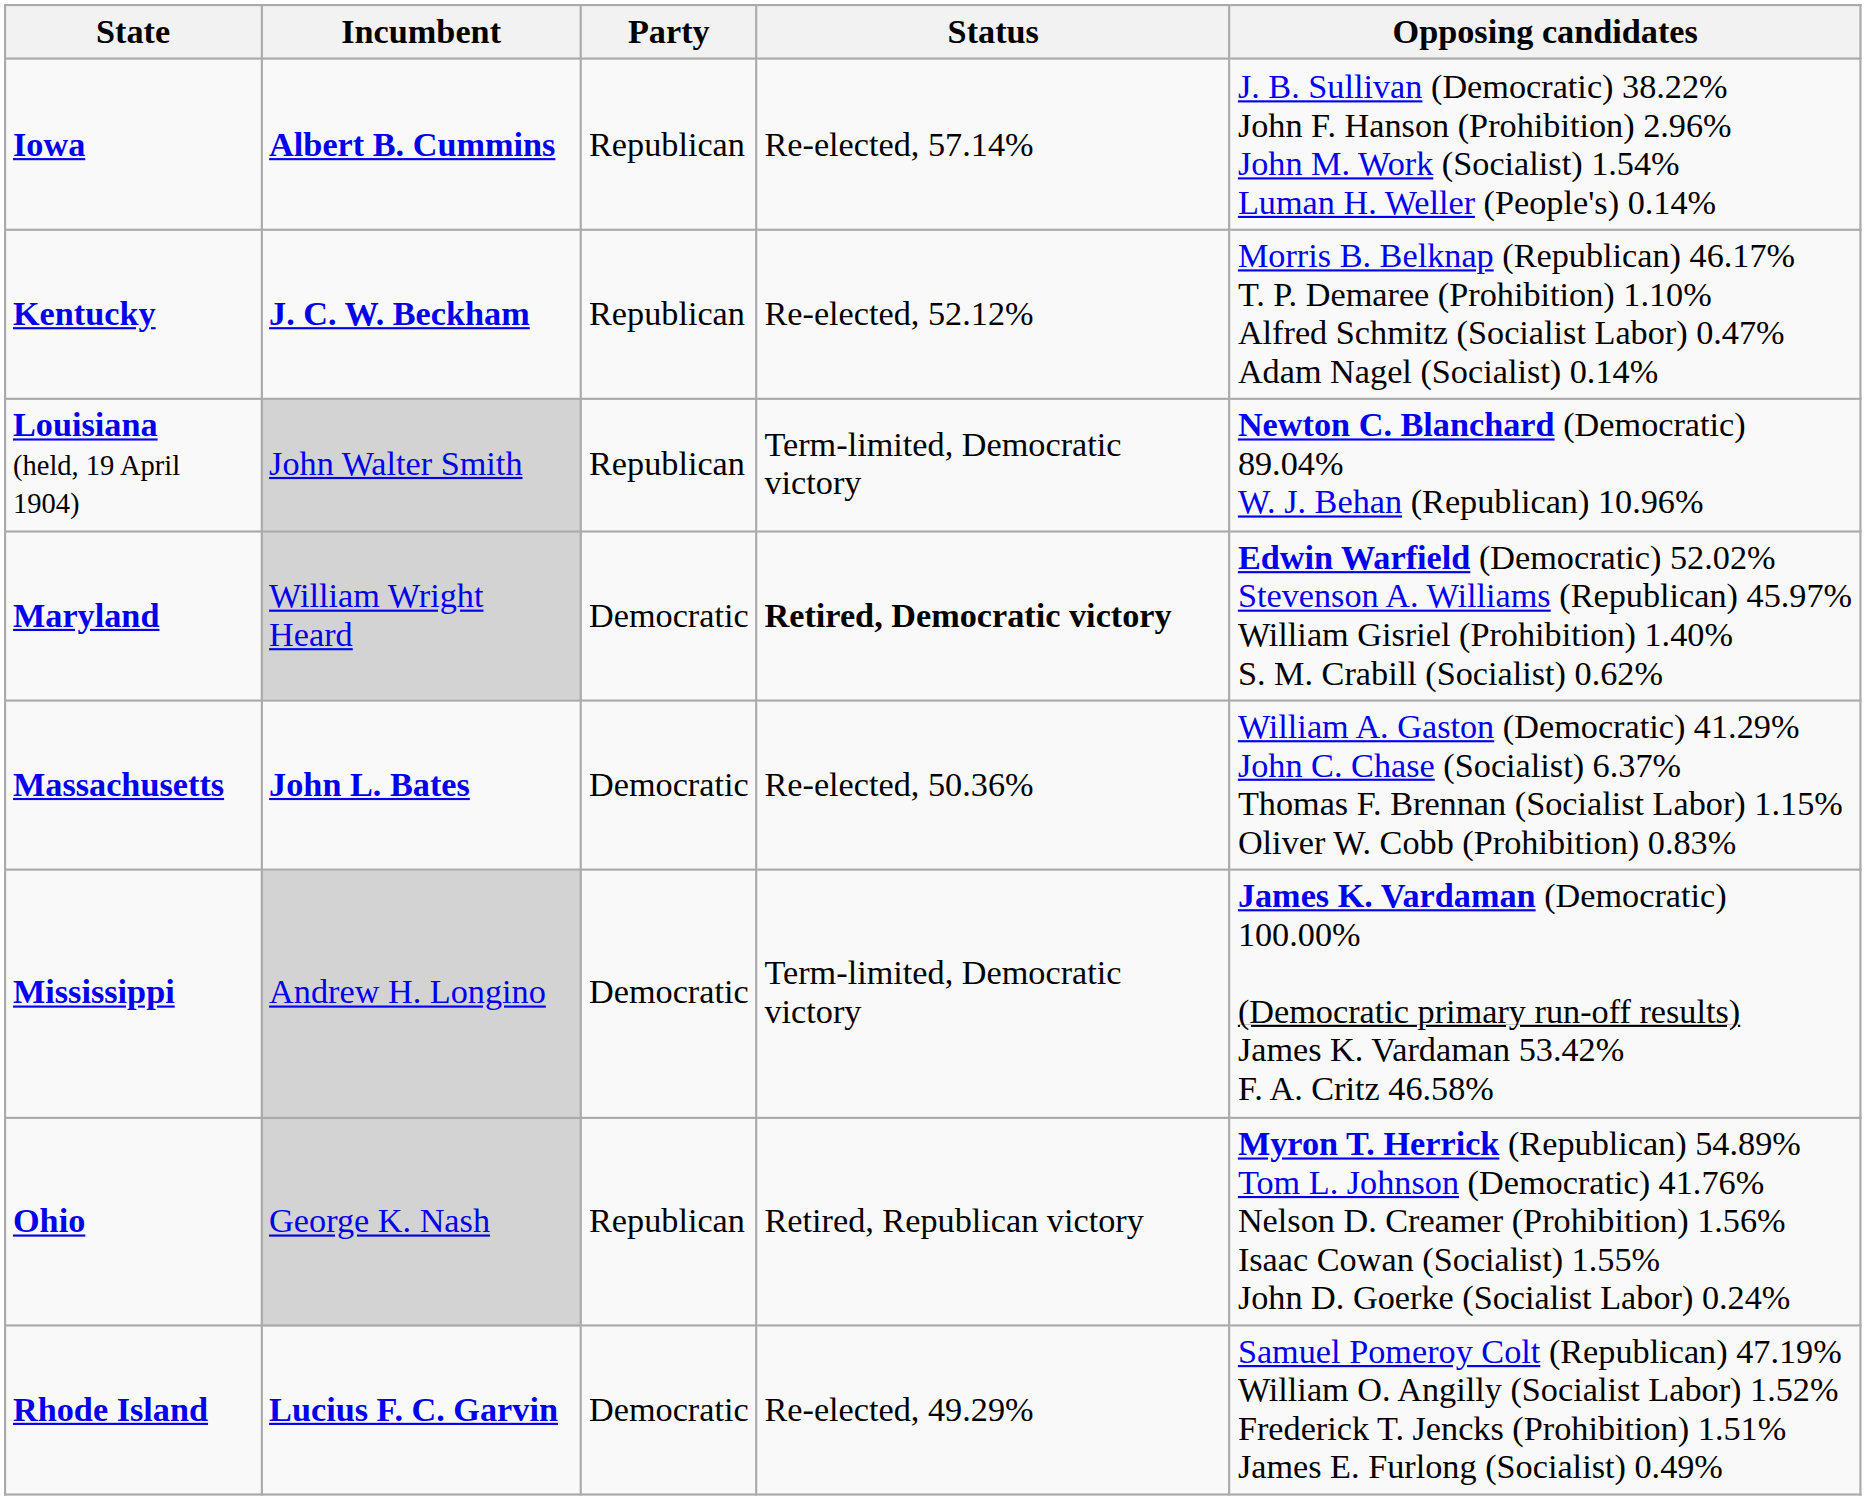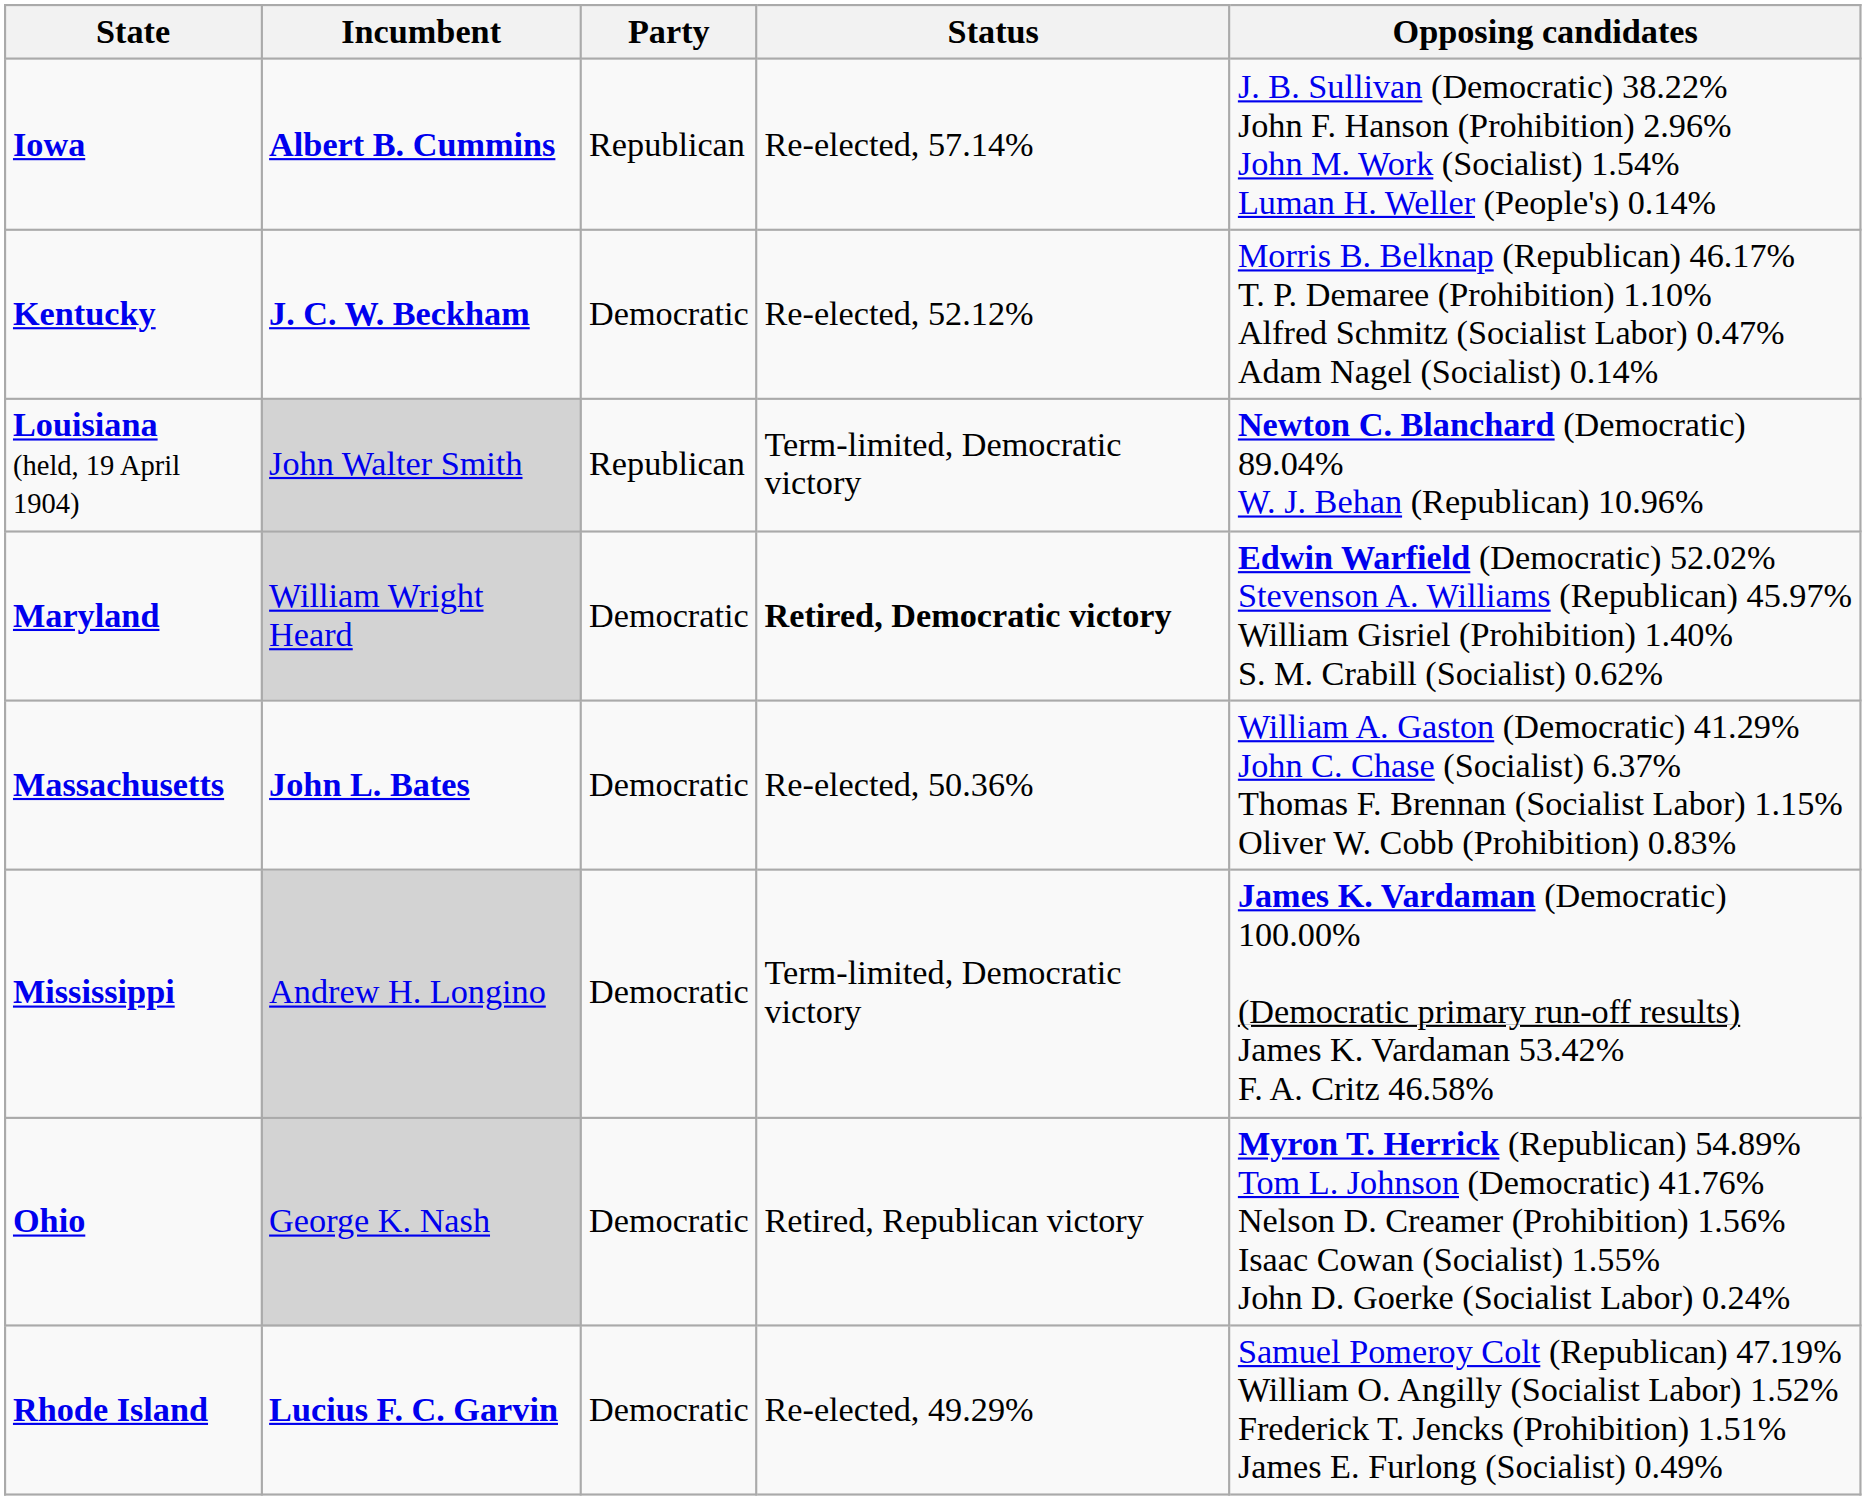(667, 313) Republican -> (669, 313) Democratic
(667, 1220) Republican -> (669, 1220) Democratic
